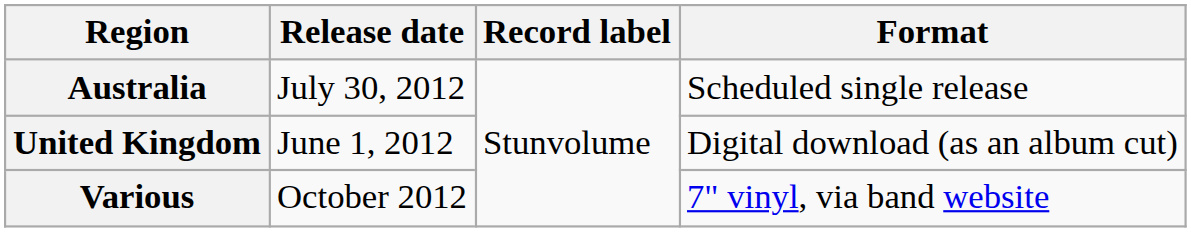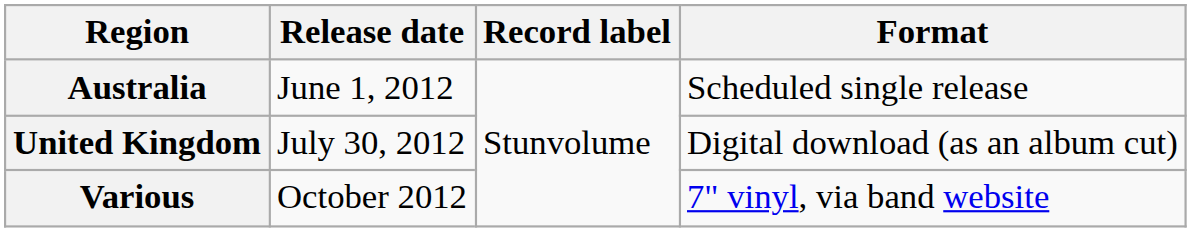(371, 87) July 30, 2012 -> (365, 87) June 1, 2012
(365, 142) June 1, 2012 -> (371, 142) July 30, 2012
